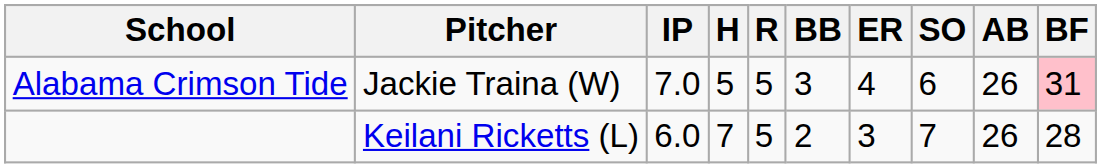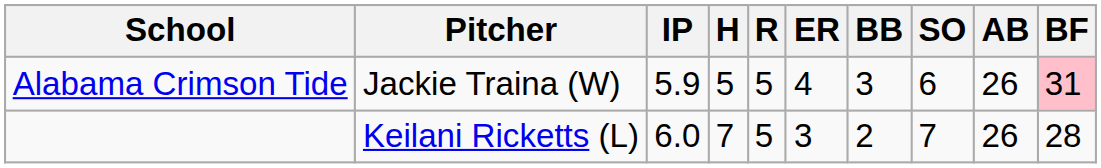columns swapped: (880, 30) <-> (818, 30)
(677, 83) 7.0 -> (677, 83) 5.9
